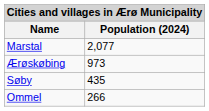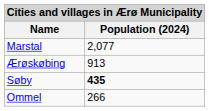(96, 64) 973 -> (96, 64) 913
(96, 81) normal -> (96, 81) bold
